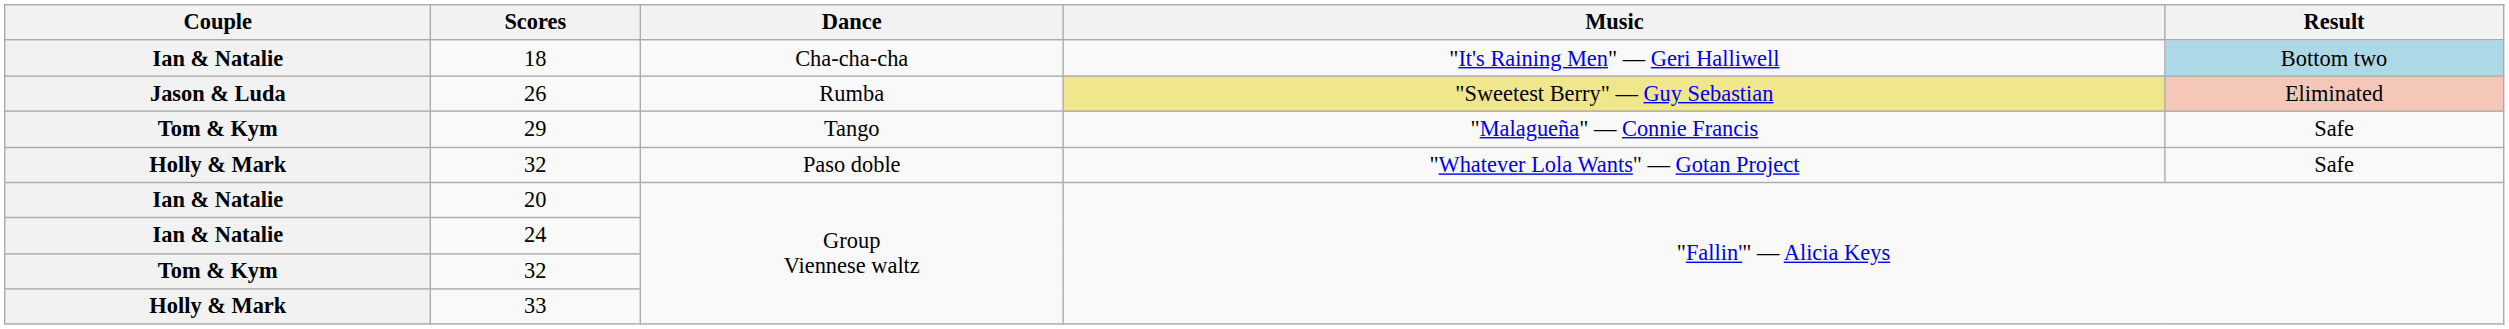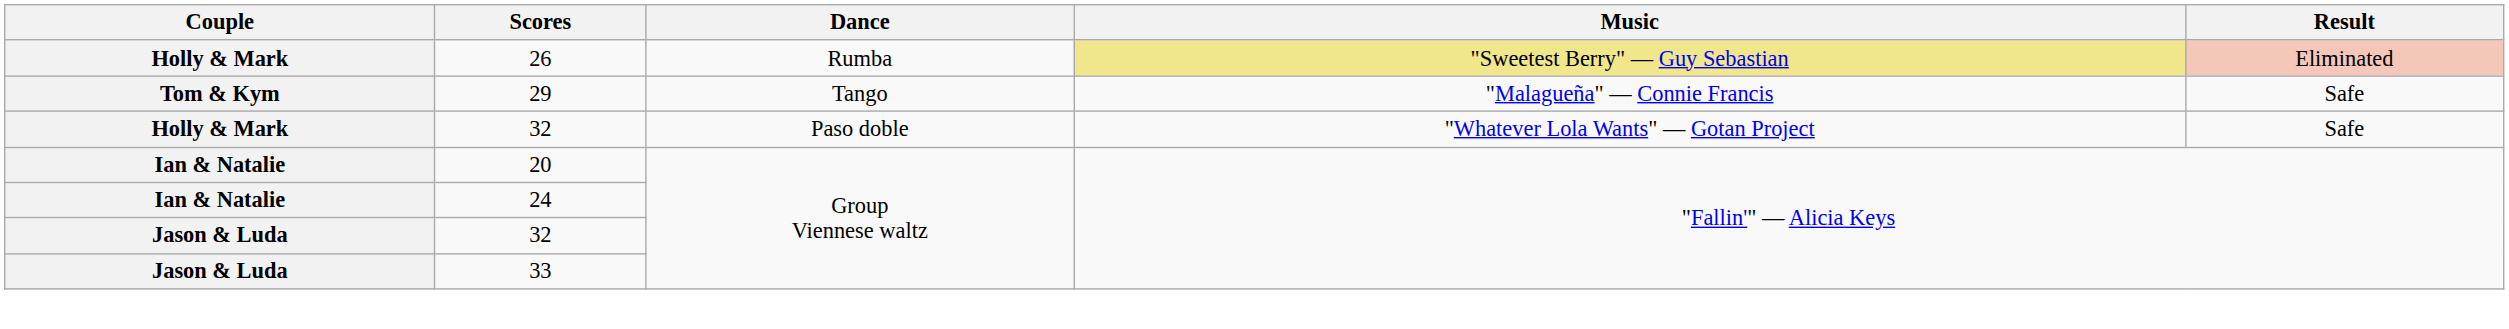- row: (535, 57)
(218, 93) Jason & Luda -> (220, 57) Holly & Mark
(218, 270) Tom & Kym -> (220, 235) Jason & Luda
(218, 306) Holly & Mark -> (220, 270) Jason & Luda
